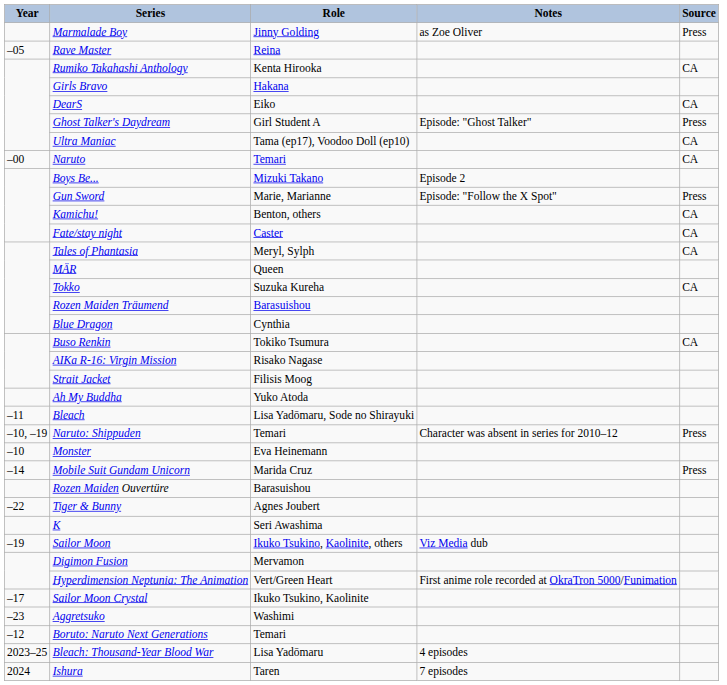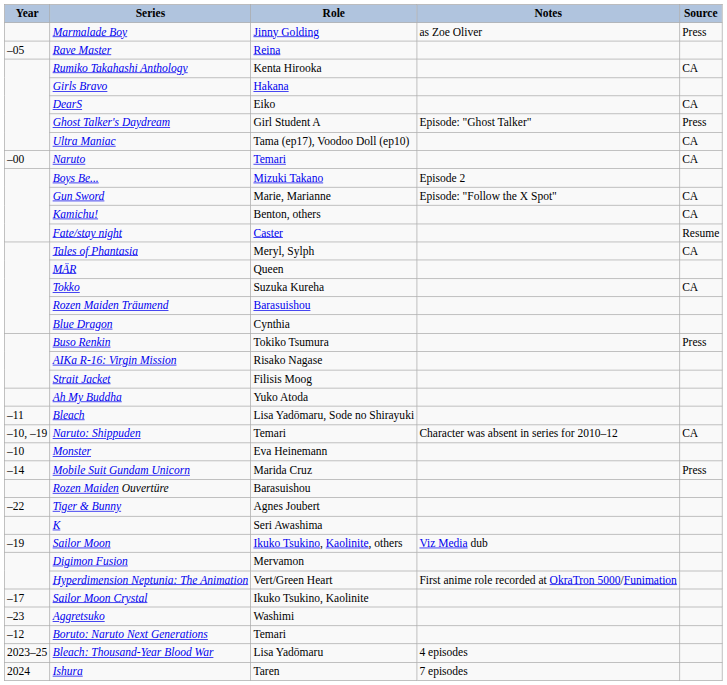(694, 196) Press -> (690, 196) CA
(690, 232) CA -> (701, 232) Resume
(690, 342) CA -> (694, 342) Press
(694, 433) Press -> (690, 433) CA
